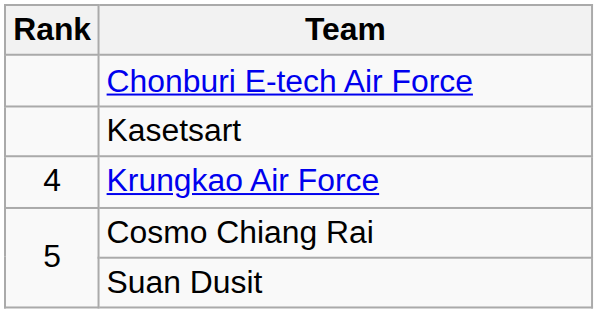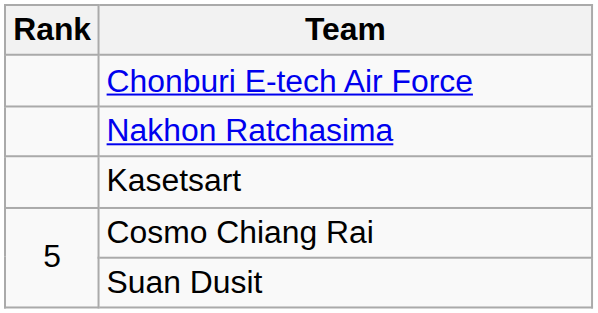+ row: (250, 130)
- row: (243, 181)
